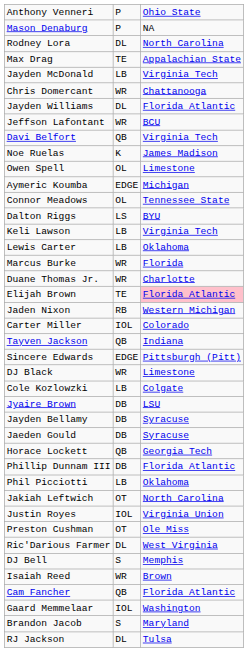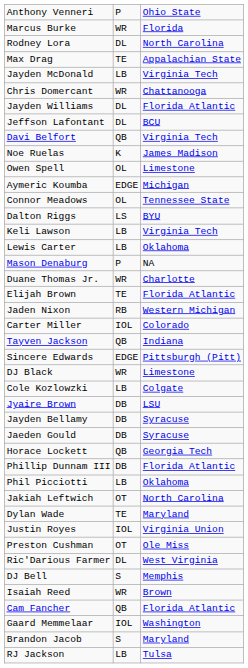rows swapped: (47, 28) <-> (41, 263)
(121, 122) WR -> (121, 122) DL
(189, 294) pink background -> (189, 294) no background
+ row: (36, 514)
(121, 639) DL -> (121, 655) LB
